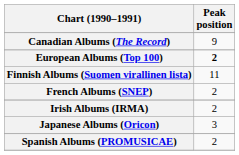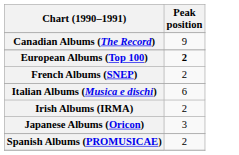- row: (99, 74)
+ row: (84, 91)
